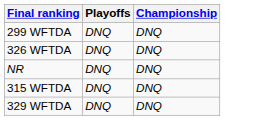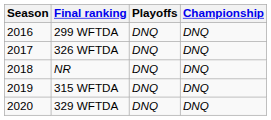+ column: (28, 13)
